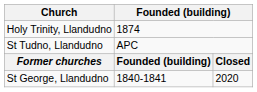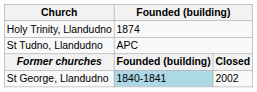(141, 78) no background -> (141, 78) lightblue background
(227, 78) 2020 -> (227, 78) 2002
